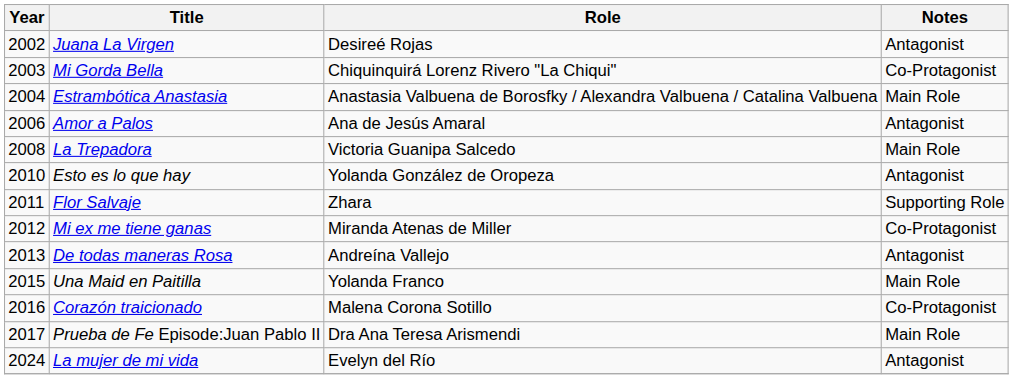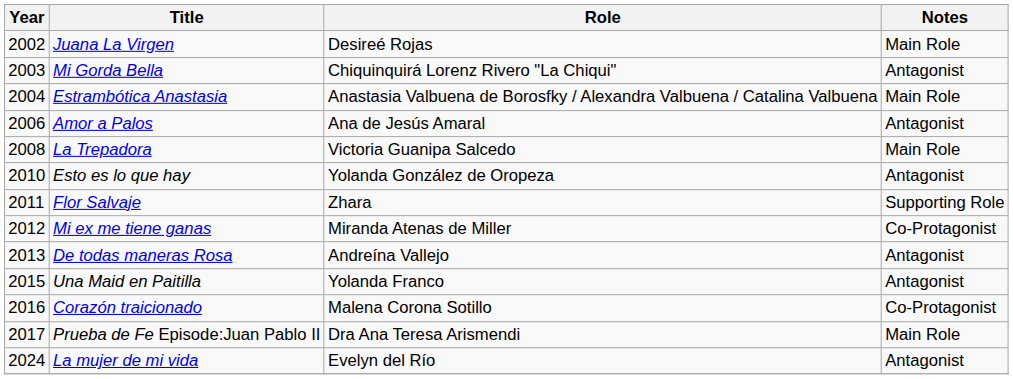(925, 44) Antagonist -> (923, 44) Main Role
(941, 70) Co-Protagonist -> (925, 70) Antagonist
(923, 281) Main Role -> (925, 281) Antagonist
